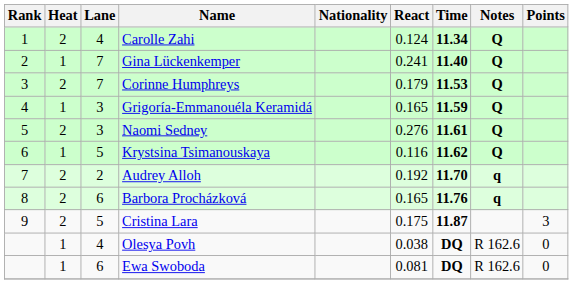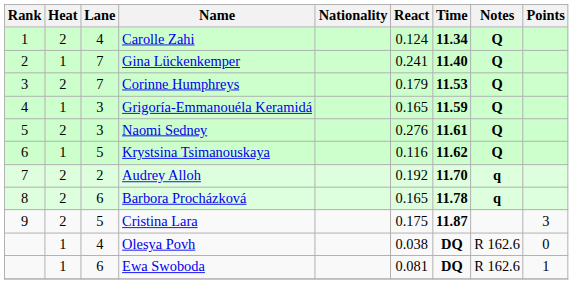(452, 198) 11.76 -> (452, 198) 11.78
(546, 267) 0 -> (546, 267) 1
